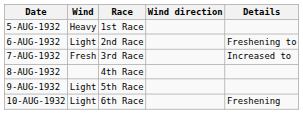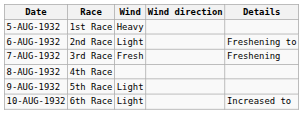columns swapped: (122, 12) <-> (83, 12)
(259, 56) Increased to -> (254, 56) Freshening
(254, 101) Freshening -> (259, 101) Increased to
